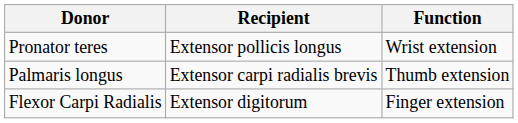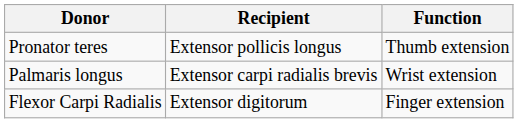(441, 46) Wrist extension -> (447, 46) Thumb extension
(447, 74) Thumb extension -> (441, 74) Wrist extension
